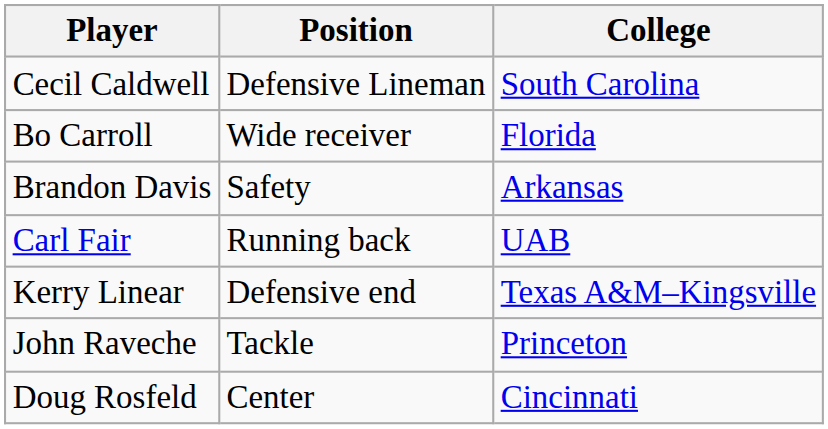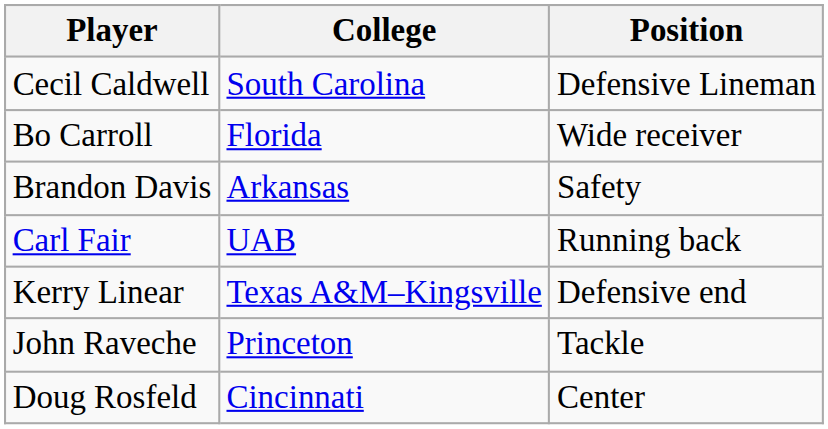columns swapped: (356, 30) <-> (658, 30)
